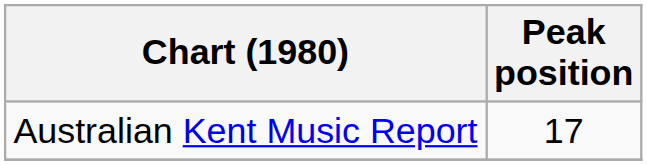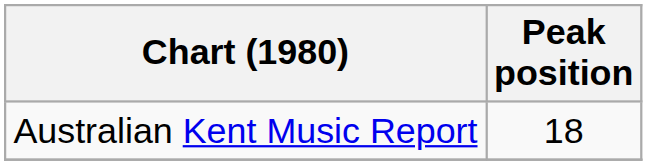(564, 130) 17 -> (564, 130) 18
